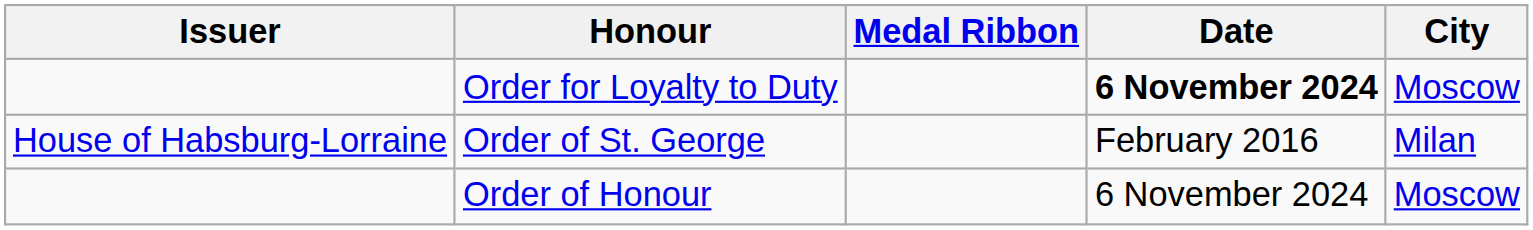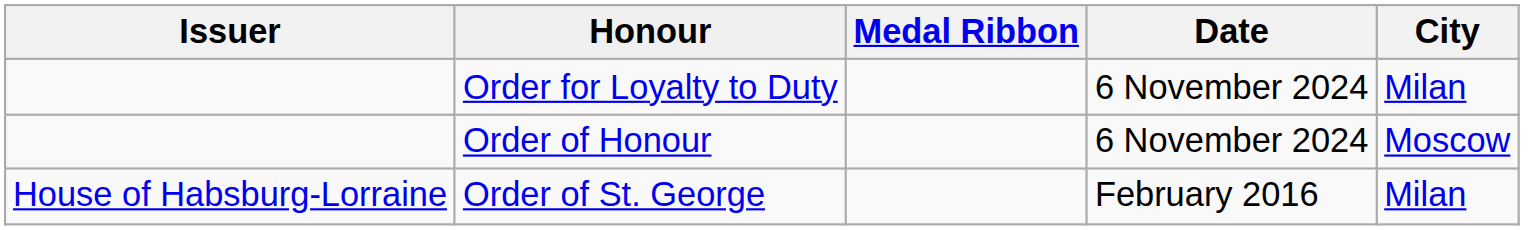(1236, 86) bold -> (1232, 86) normal
(1457, 86) Moscow -> (1425, 86) Milan
rows swapped: (614, 140) <-> (587, 195)
